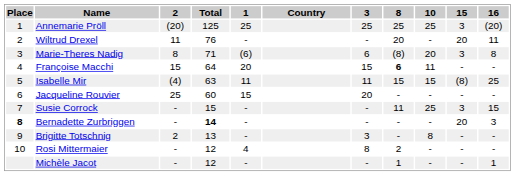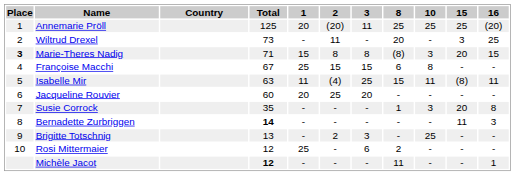columns swapped: (306, 12) <-> (175, 12)
(246, 26) 25 -> (303, 26) 20
(367, 26) 25 -> (367, 26) 11
(462, 26) 3 -> (462, 26) 25
(211, 40) 76 -> (268, 40) 73
(462, 40) 20 -> (462, 40) 3
(494, 40) 11 -> (494, 40) 25
(20, 53) normal -> (20, 53) bold
(246, 53) (6) -> (303, 53) 15
(367, 53) 6 -> (367, 53) 8
(430, 53) 20 -> (430, 53) 3
(462, 53) 3 -> (462, 53) 20
(494, 53) 8 -> (494, 53) 15
(211, 67) 64 -> (268, 67) 67
(246, 67) 20 -> (303, 67) 25
(399, 67) bold -> (399, 67) normal
(430, 67) 11 -> (430, 67) 8
(367, 81) 11 -> (367, 81) 25
(430, 81) 15 -> (430, 81) 11
(494, 81) 25 -> (494, 81) 11
(246, 94) 15 -> (303, 94) 20
(211, 108) 15 -> (268, 108) 35
(399, 108) 11 -> (399, 108) 1
(430, 108) 25 -> (430, 108) 3
(462, 108) 3 -> (462, 108) 20
(494, 108) 15 -> (494, 108) 8
(20, 122) bold -> (20, 122) normal
(462, 122) 20 -> (462, 122) 11
(430, 135) 8 -> (430, 135) 25
(246, 149) 4 -> (303, 149) 25
(367, 149) 8 -> (367, 149) 6
(211, 163) normal -> (268, 163) bold
(399, 163) 1 -> (399, 163) 11
